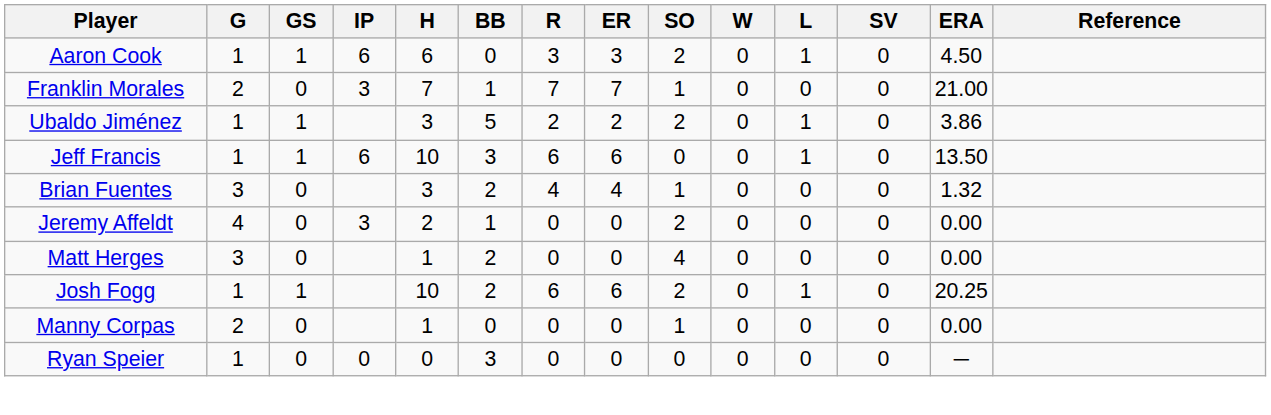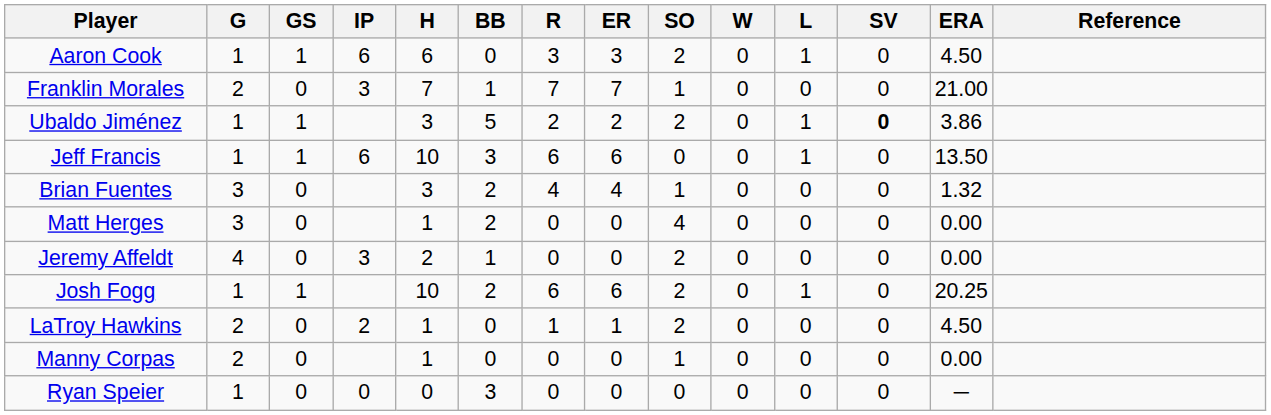(883, 122) normal -> (883, 122) bold
rows swapped: (106, 257) <-> (106, 223)
+ row: (106, 325)
